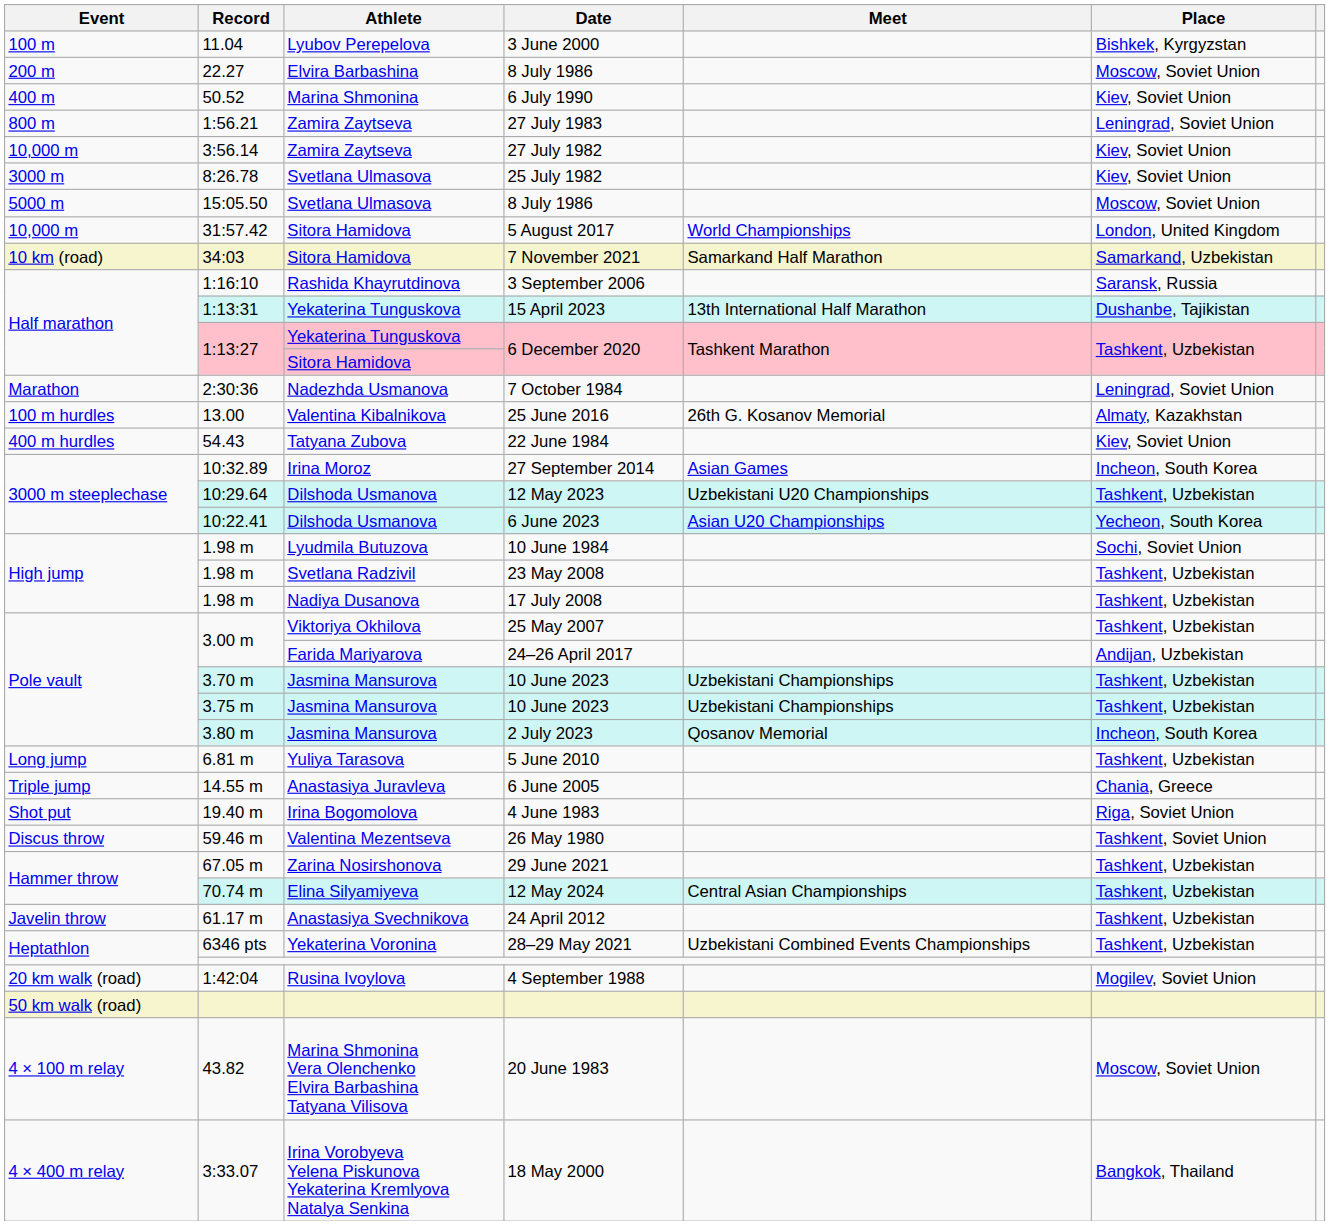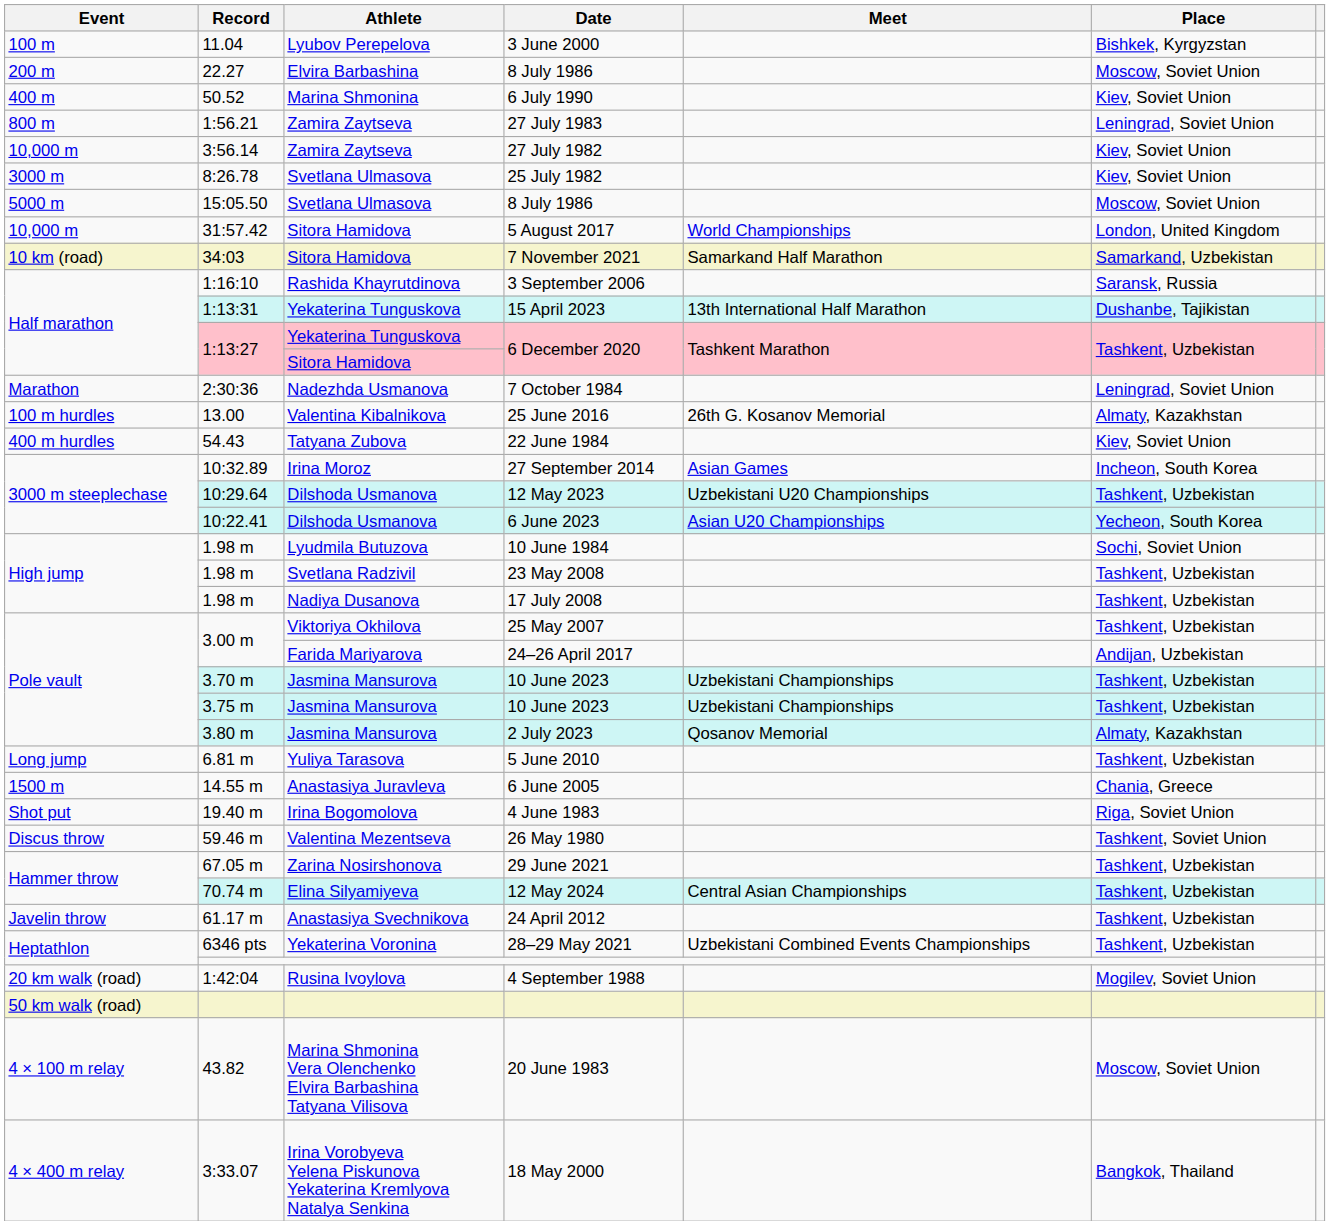(1177, 733) Incheon, South Korea -> (1169, 733) Almaty, Kazakhstan
(49, 786) Triple jump -> (36, 786) 1500 m
